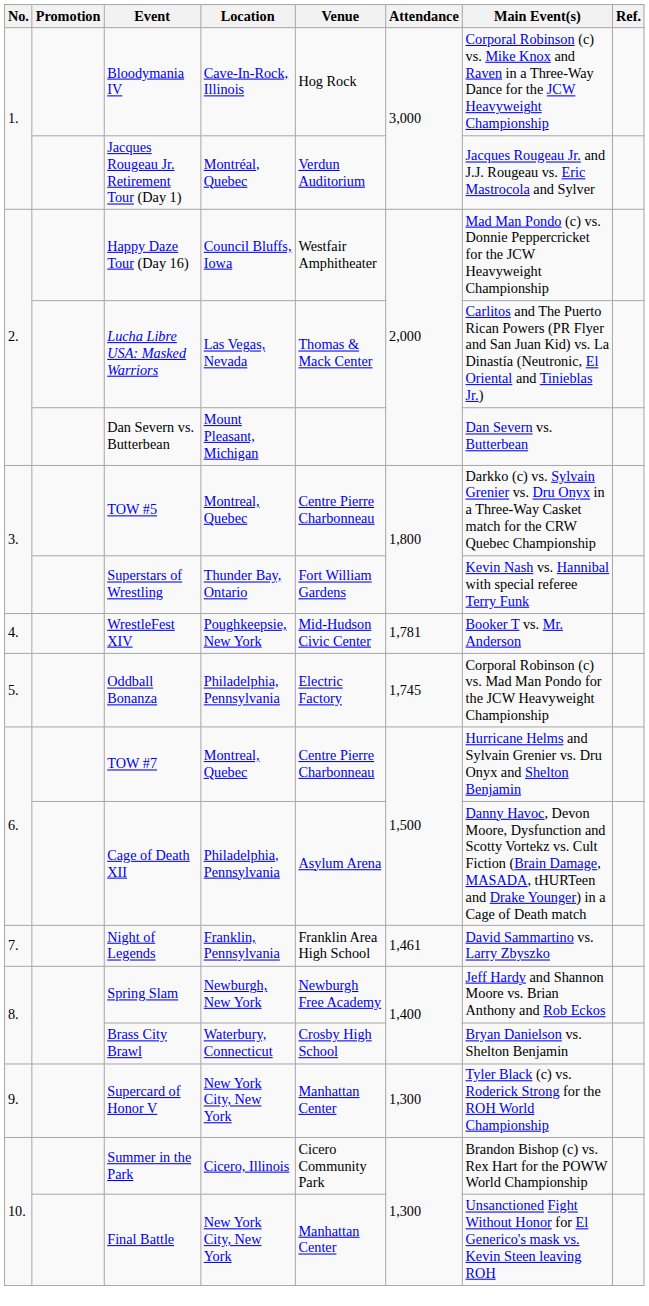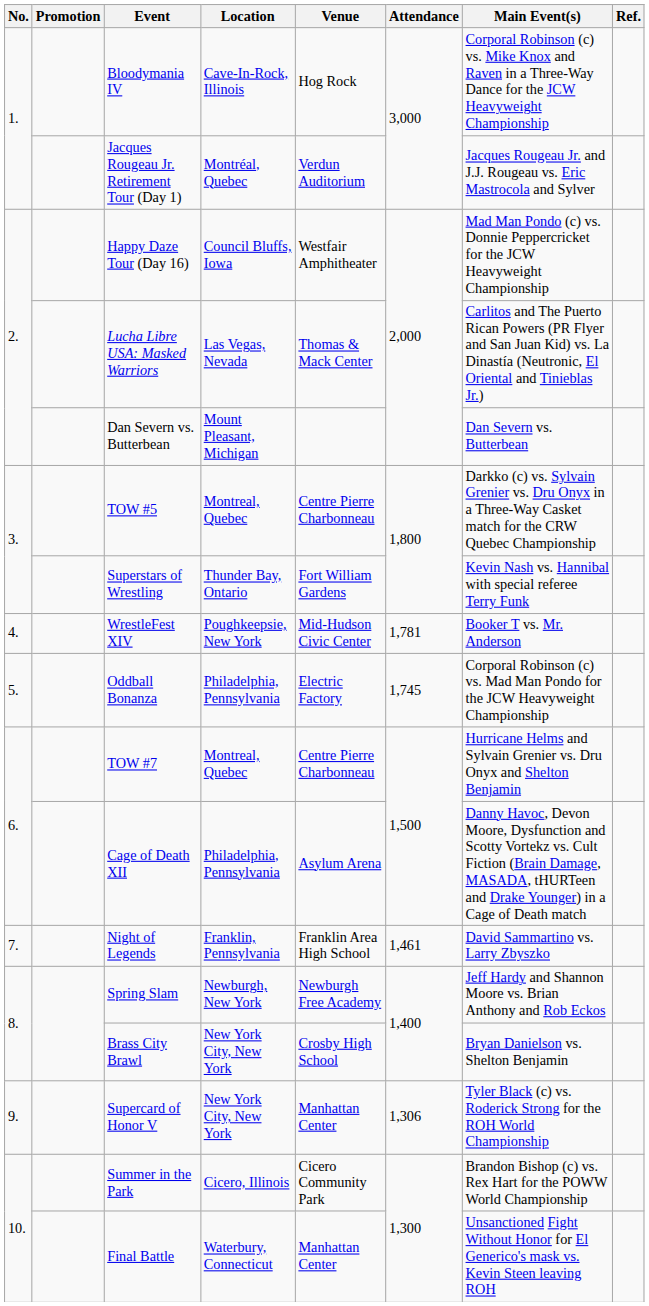(238, 1042) Waterbury, Connecticut -> (233, 1051) New York City, New York
(405, 1100) 1,300 -> (405, 1116) 1,306
(233, 1239) New York City, New York -> (238, 1256) Waterbury, Connecticut
